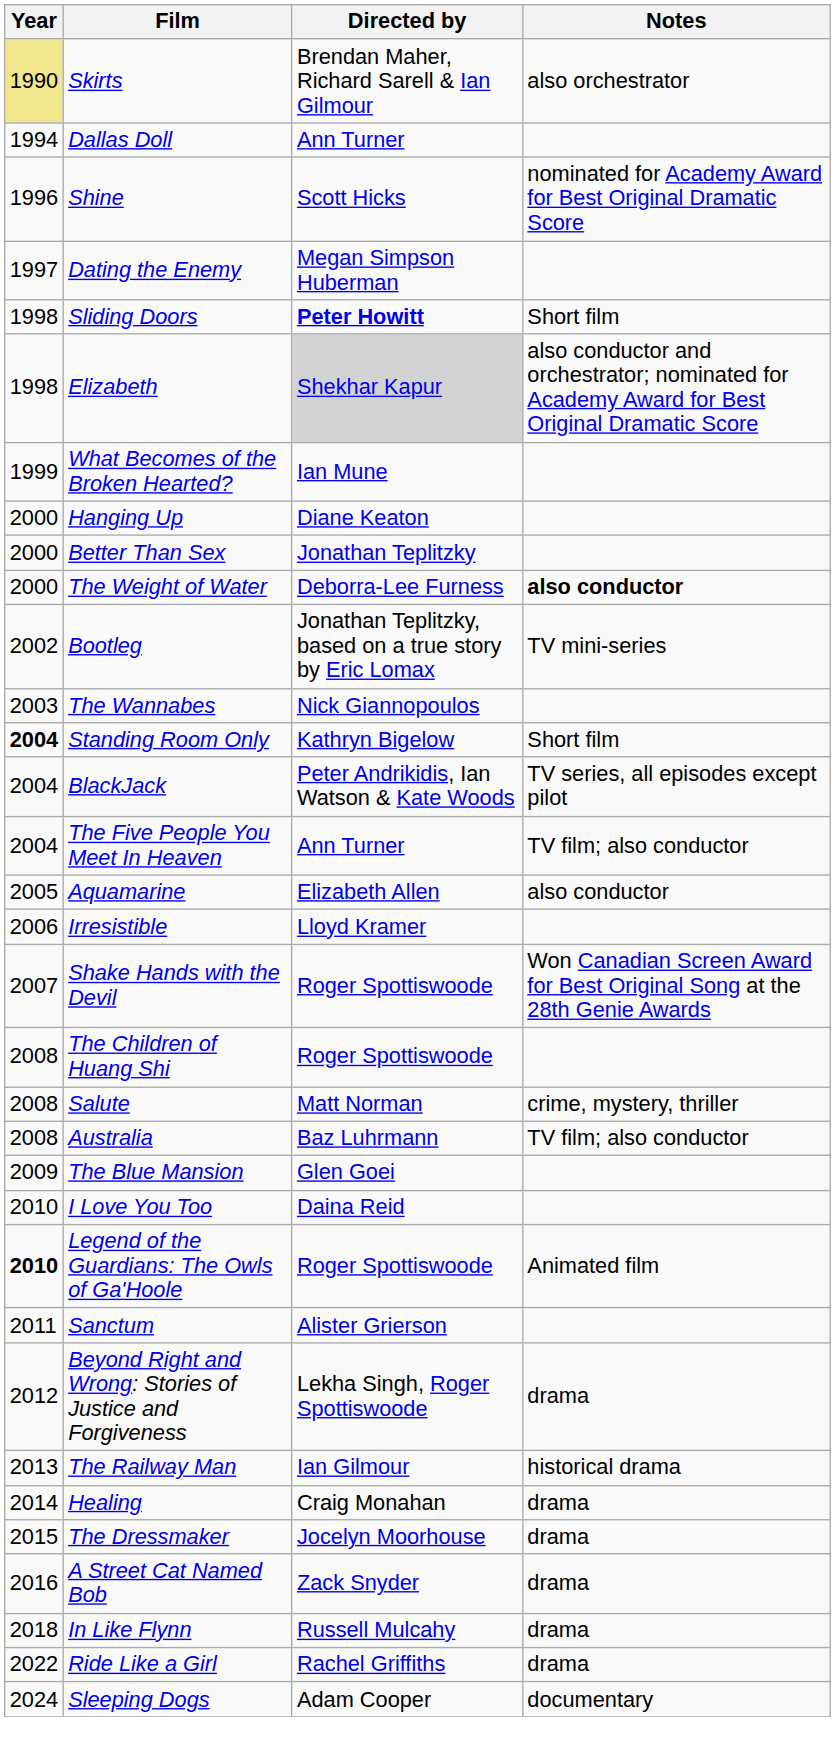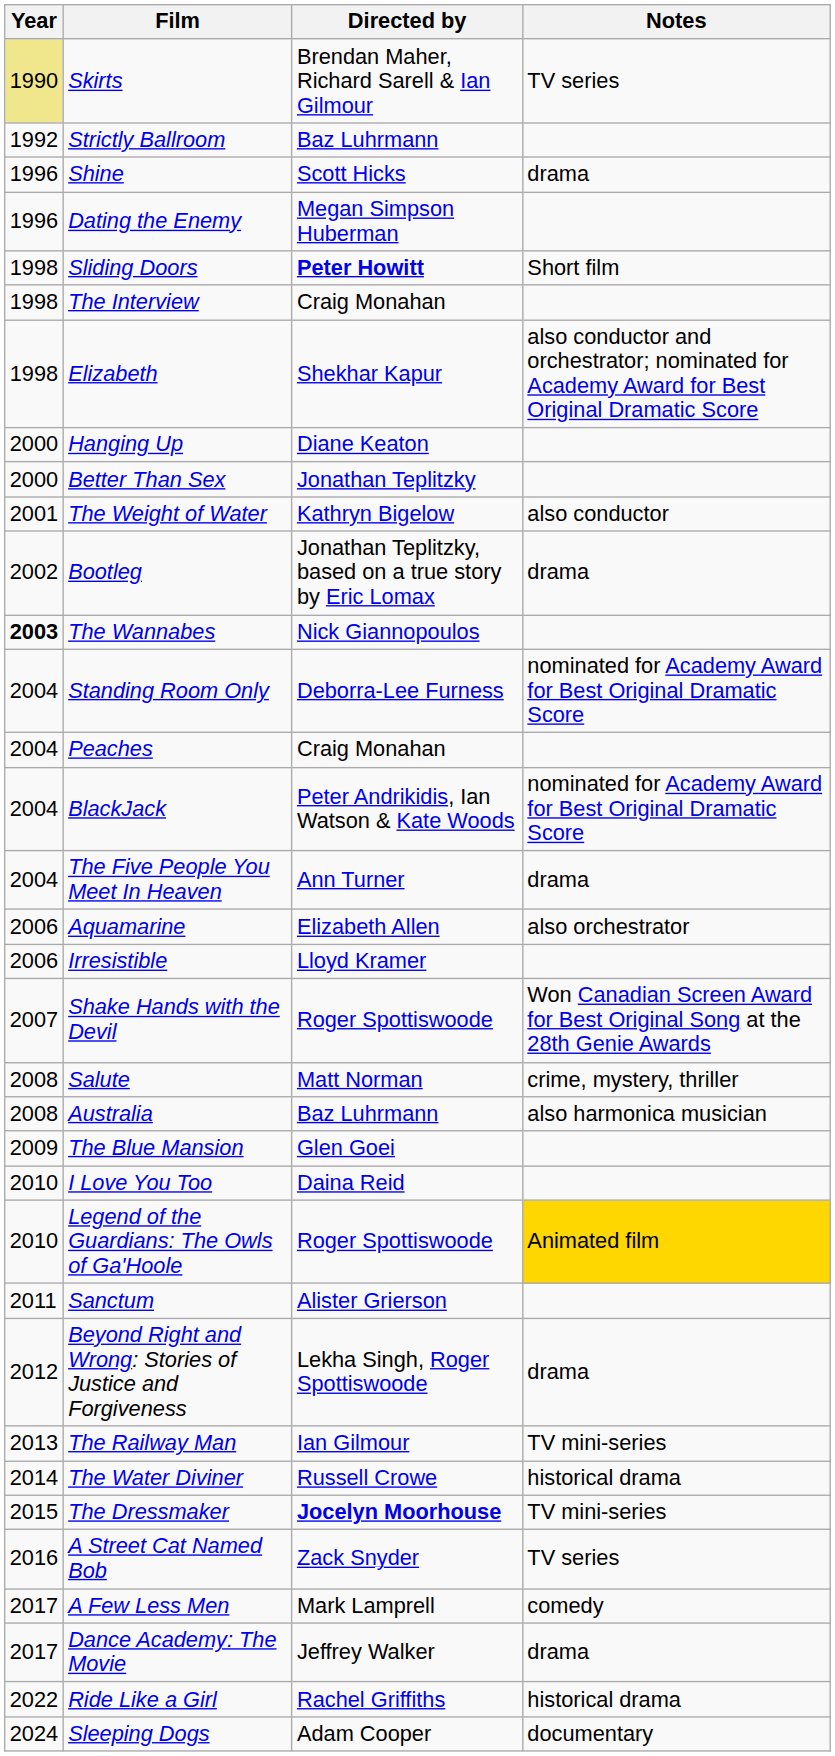(608, 80) also orchestrator -> (573, 80) TV series
+ row: (147, 139)
- row: (120, 139)
(675, 198) nominated for Academy Award for Best Original Dramatic Score -> (558, 174) drama
(34, 269) 1997 -> (34, 220) 1996
+ row: (133, 302)
(370, 387) lightgrey background -> (370, 373) no background
- row: (172, 471)
(34, 587) 2000 -> (34, 513) 2001
(400, 587) Deborra-Lee Furness -> (376, 513) Kathryn Bigelow
(605, 587) bold -> (598, 513) normal
(597, 646) TV mini-series -> (558, 572) drama
(34, 705) normal -> (34, 631) bold
(34, 739) bold -> (34, 690) normal
(376, 739) Kathryn Bigelow -> (400, 690) Deborra-Lee Furness
(573, 739) Short film -> (675, 690) nominated for Academy Award for Best Original Dramatic Score
+ row: (110, 749)
(672, 786) TV series, all episodes except pilot -> (675, 808) nominated for Academy Award for Best Original Dramatic Score
(638, 845) TV film; also conductor -> (558, 879) drama
(34, 892) 2005 -> (34, 926) 2006
(598, 892) also conductor -> (608, 926) also orchestrator
- row: (143, 1056)
(638, 1138) TV film; also conductor -> (647, 1113) also harmonica musician
(34, 1266) bold -> (34, 1241) normal
(593, 1266) no background -> (593, 1241) gold background
(604, 1467) historical drama -> (597, 1443) TV mini-series
- row: (105, 1502)
+ row: (156, 1477)
(391, 1536) normal -> (399, 1512) bold
(558, 1536) drama -> (597, 1512) TV mini-series
(558, 1583) drama -> (573, 1558) TV series
+ row: (149, 1605)
+ row: (172, 1652)
- row: (130, 1630)
(558, 1664) drama -> (604, 1699) historical drama
